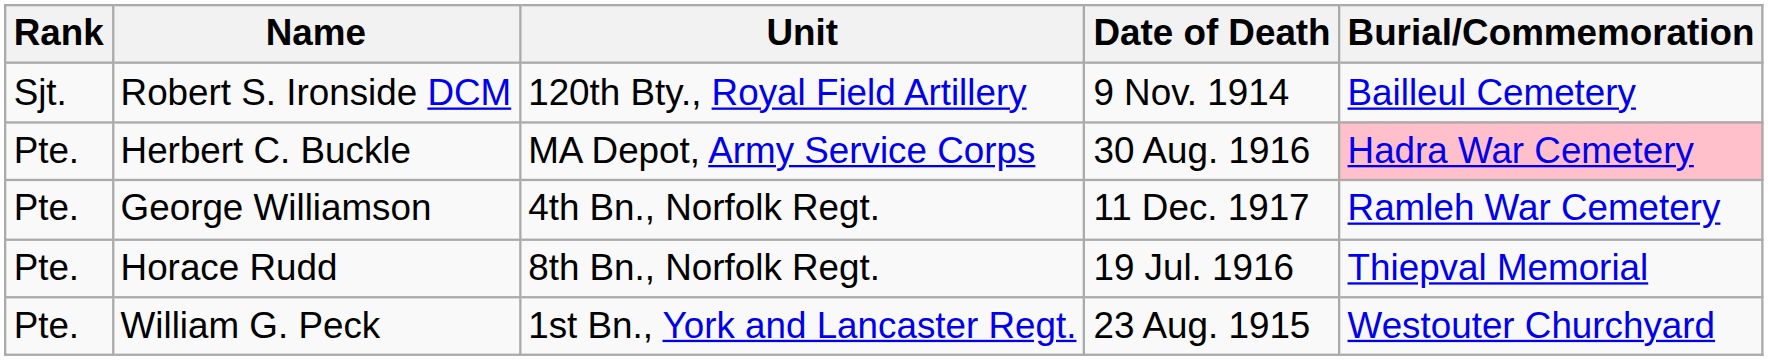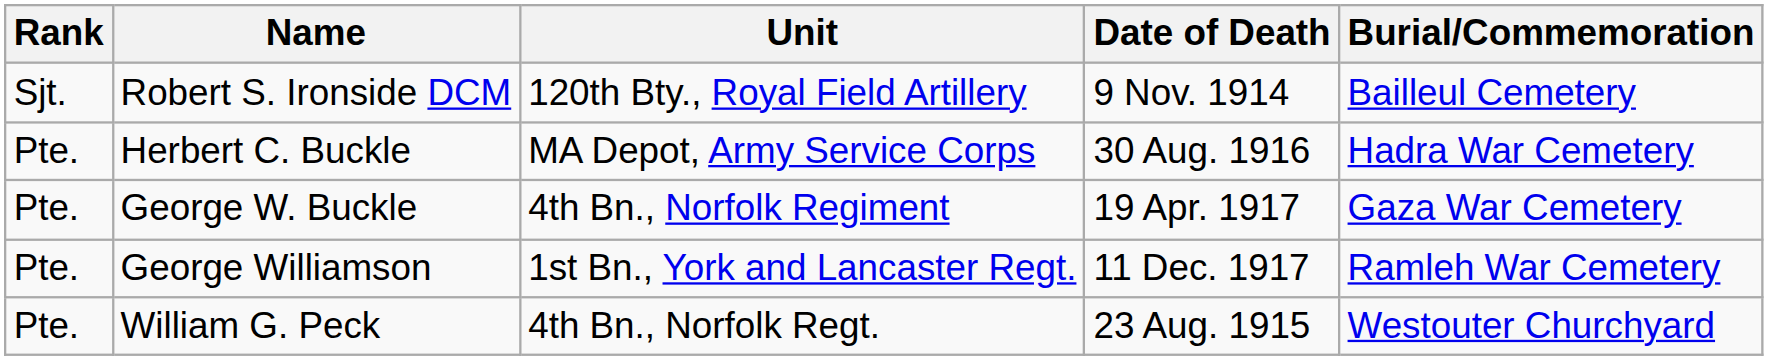(1521, 150) pink background -> (1521, 150) no background
+ row: (269, 208)
(704, 208) 4th Bn., Norfolk Regt. -> (802, 267) 1st Bn., York and Lancaster Regt.
- row: (229, 267)
(802, 325) 1st Bn., York and Lancaster Regt. -> (704, 325) 4th Bn., Norfolk Regt.
